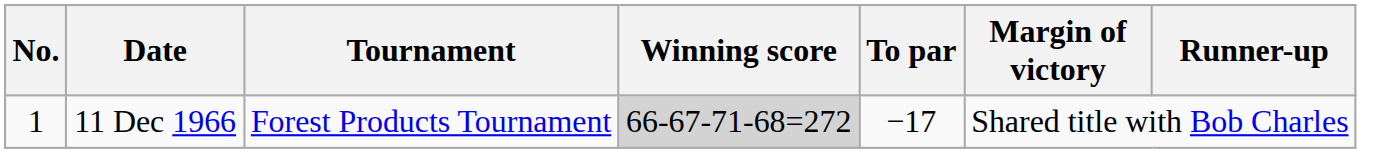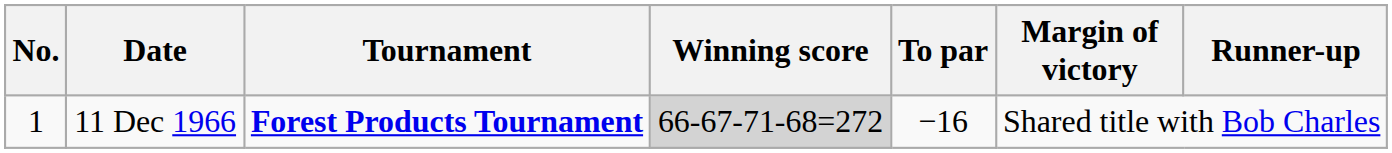(431, 121) normal -> (447, 121) bold
(911, 121) −17 -> (943, 121) −16
